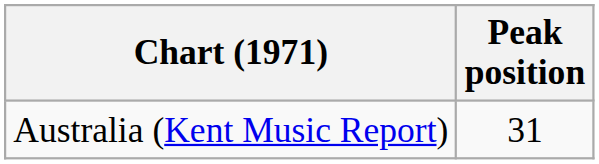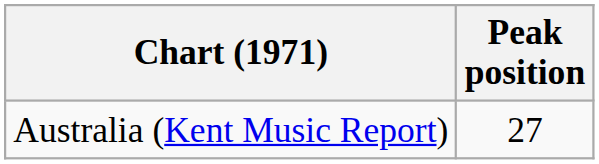(525, 128) 31 -> (525, 128) 27
